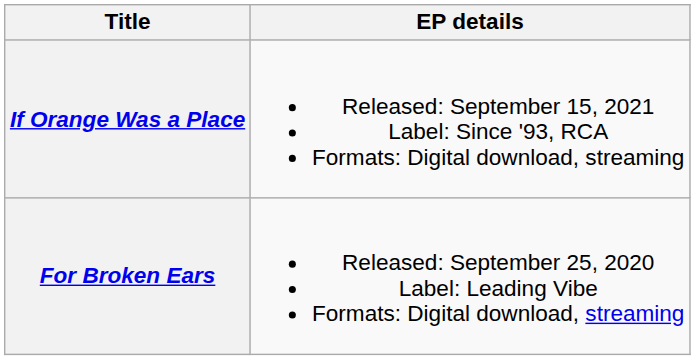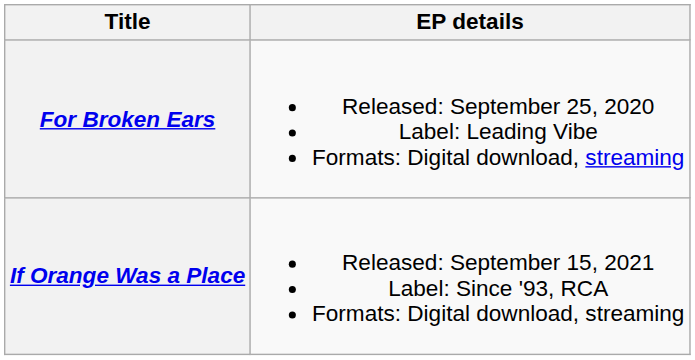rows swapped: (128, 275) <-> (128, 118)
